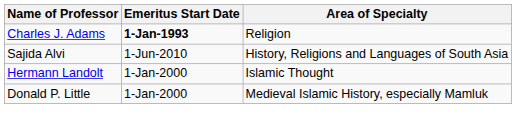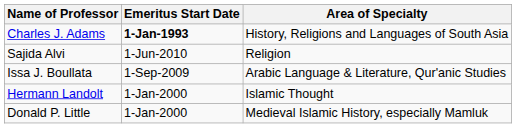(268, 34) Religion -> (377, 34) History, Religions and Languages of South Asia
(377, 53) History, Religions and Languages of South Asia -> (268, 53) Religion
+ row: (50, 73)
